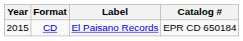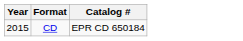- column: (115, 12)
